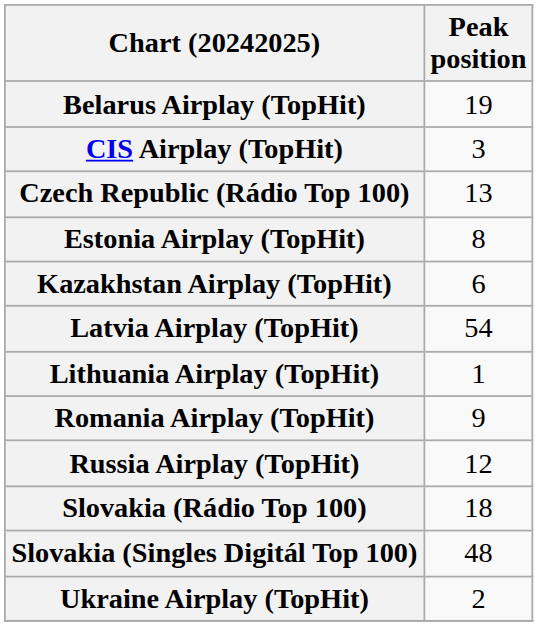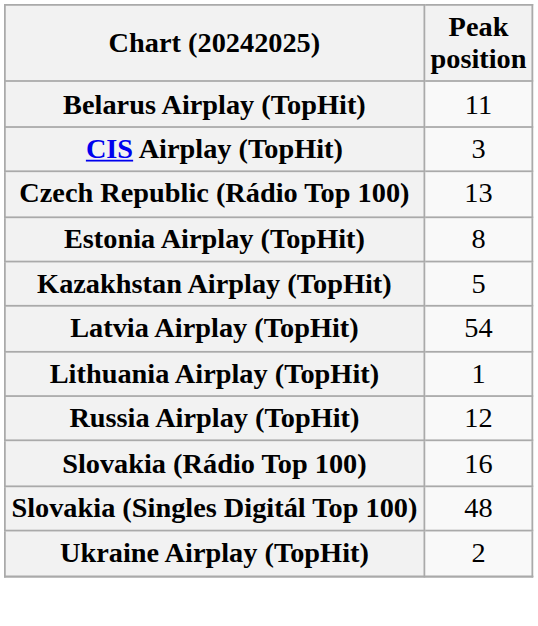(478, 103) 19 -> (478, 103) 11
(478, 283) 6 -> (478, 283) 5
- row: (214, 418)
(478, 507) 18 -> (478, 463) 16
